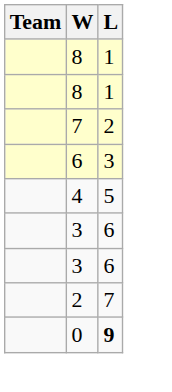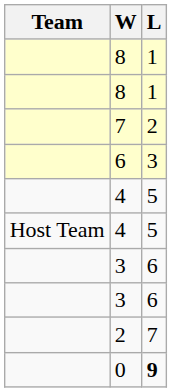+ row: (57, 230)
